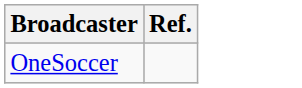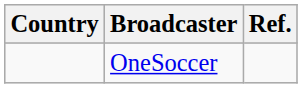+ column: (55, 23)
